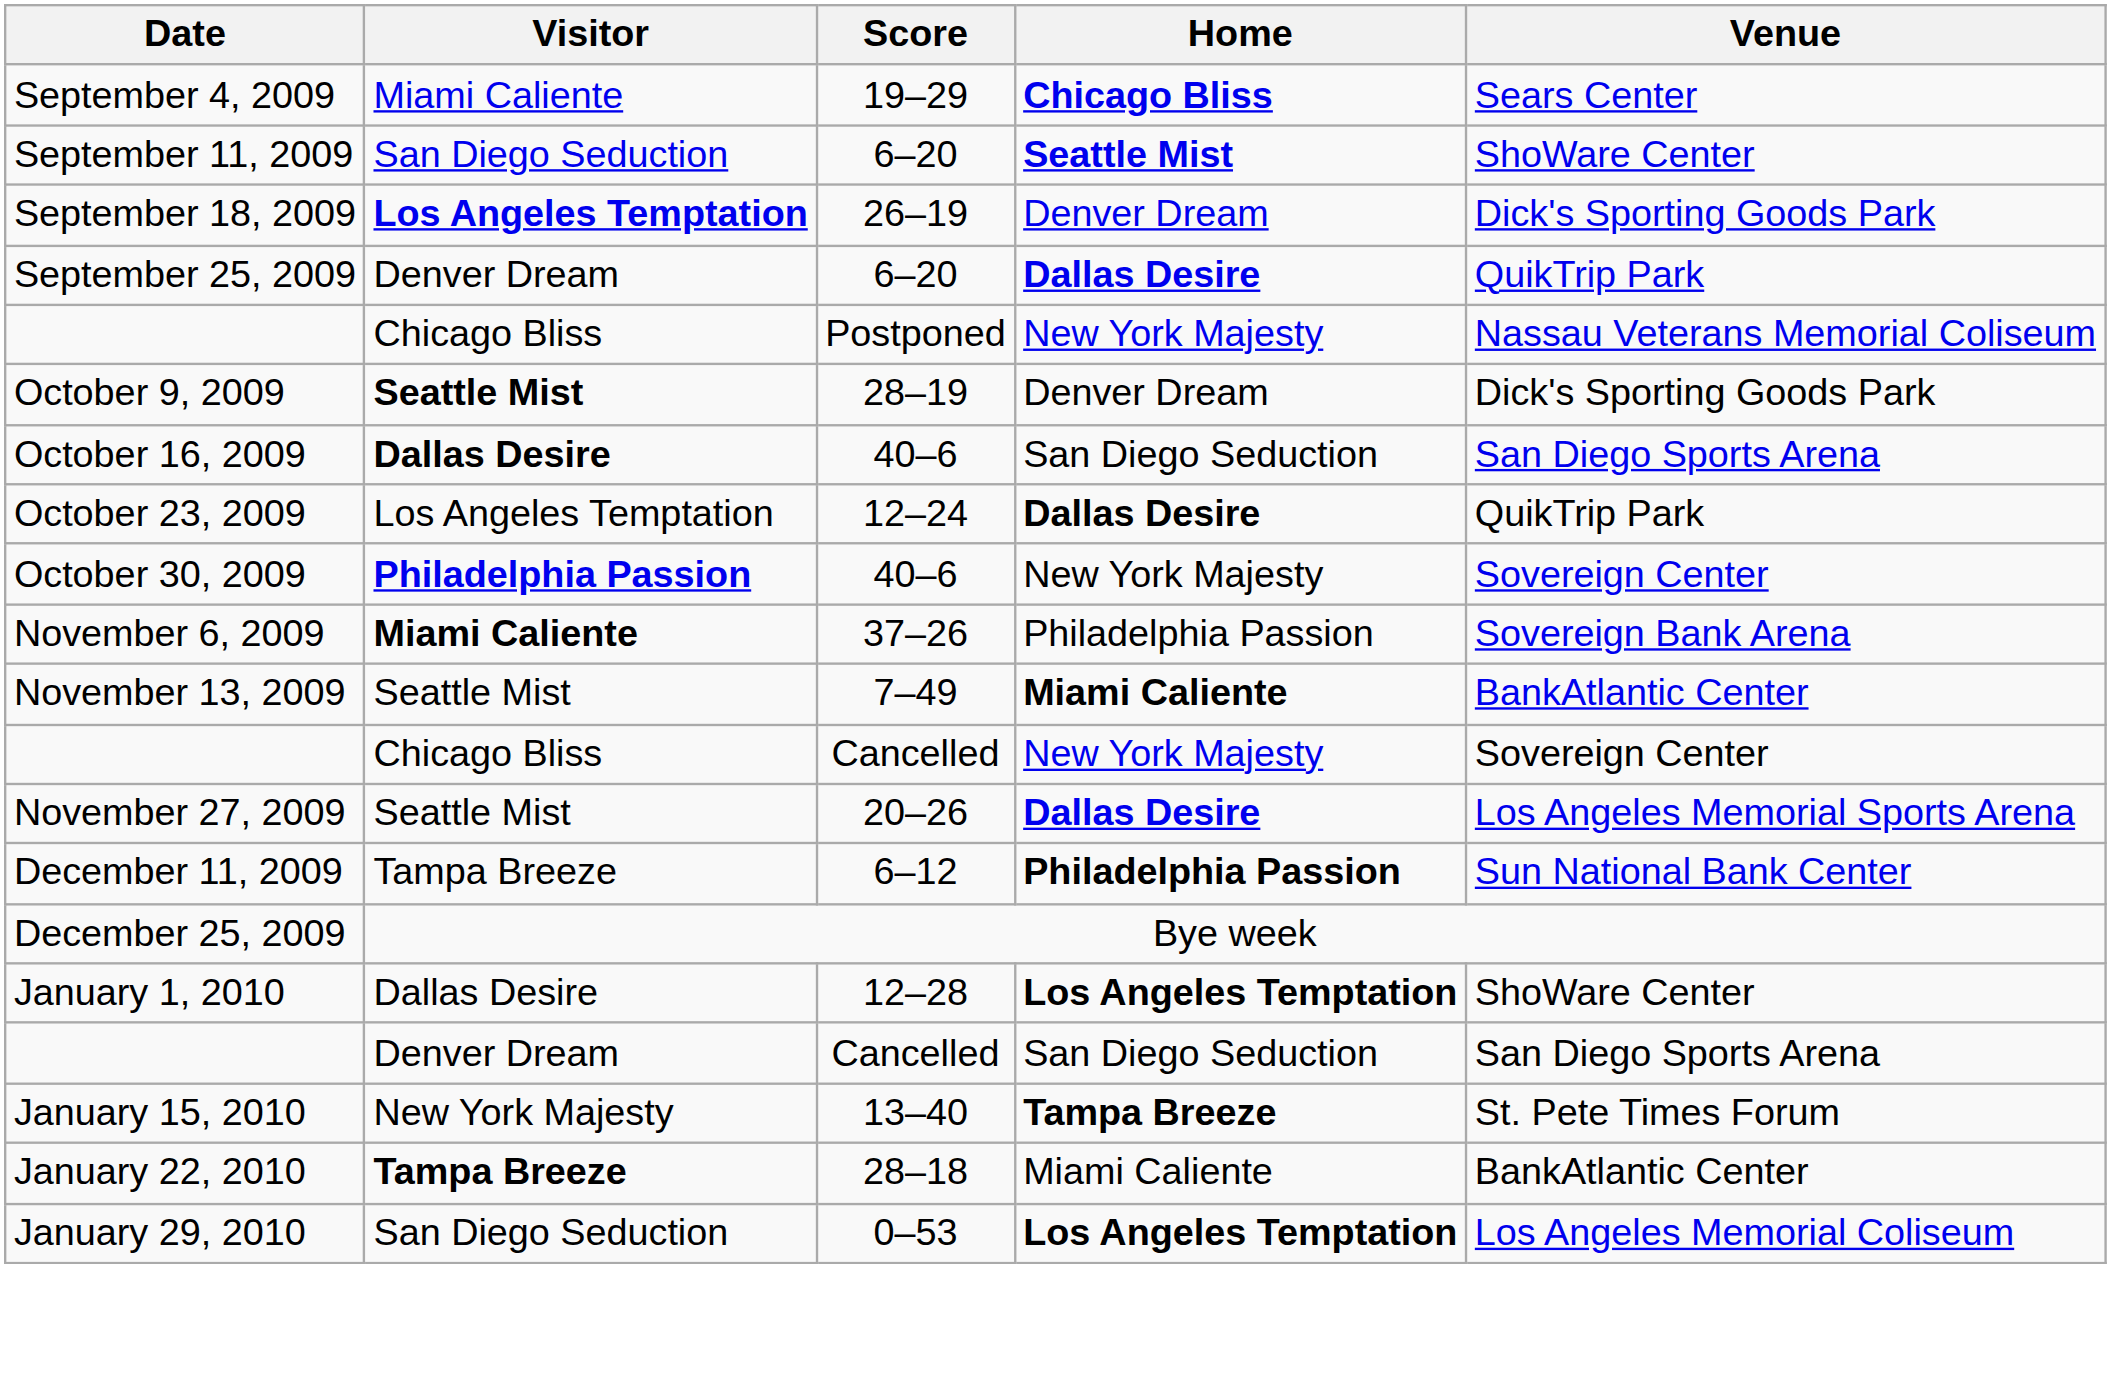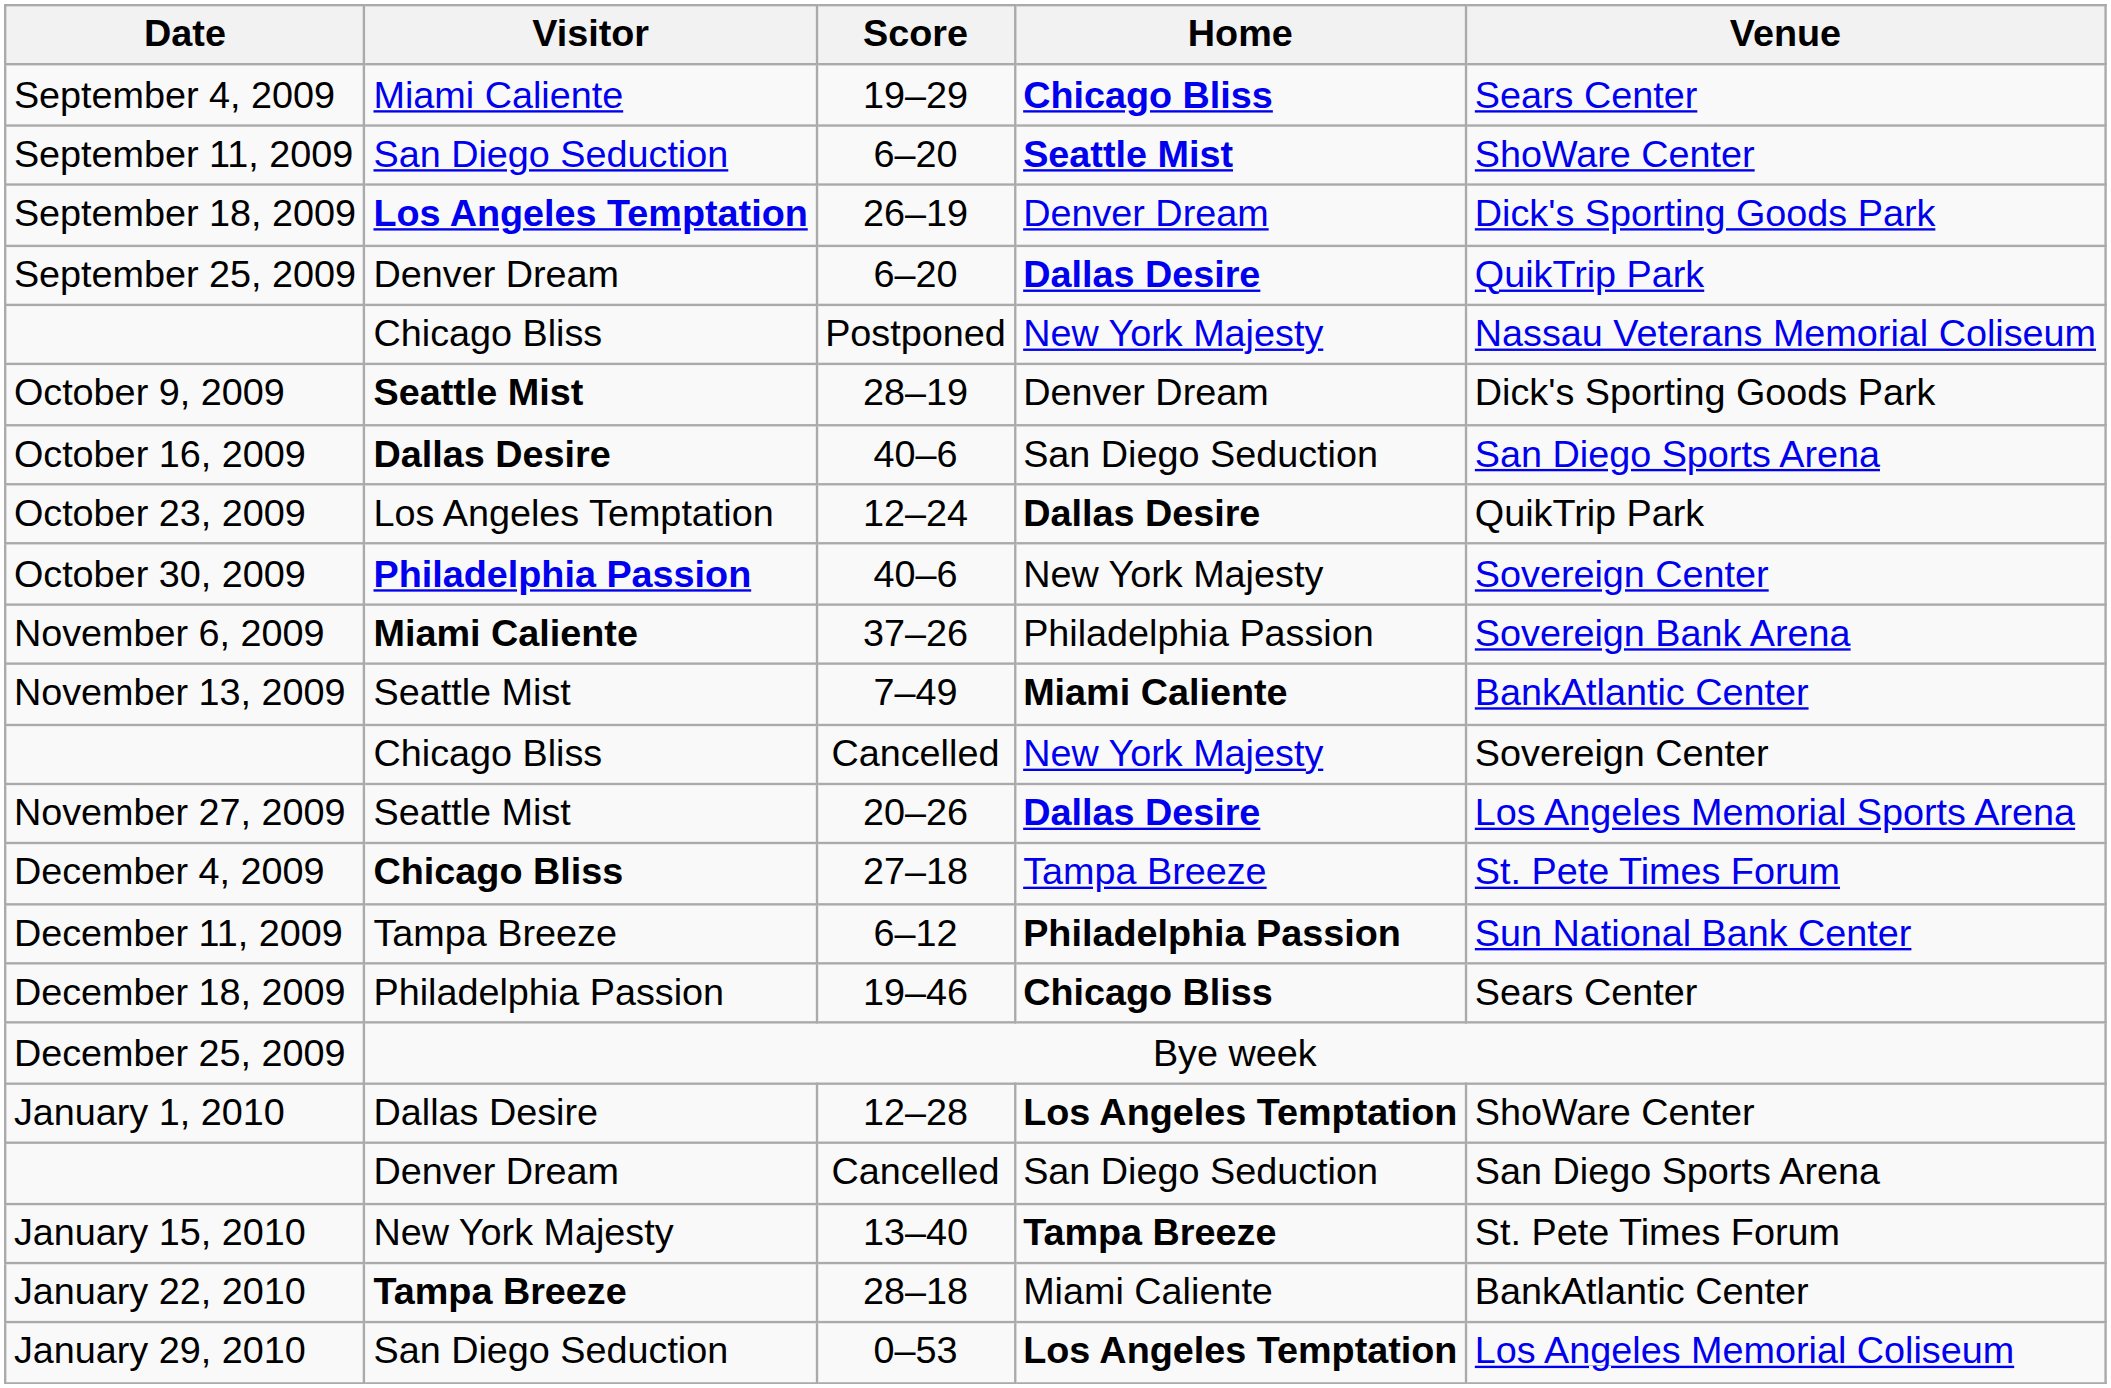+ row: (169, 872)
+ row: (180, 992)
